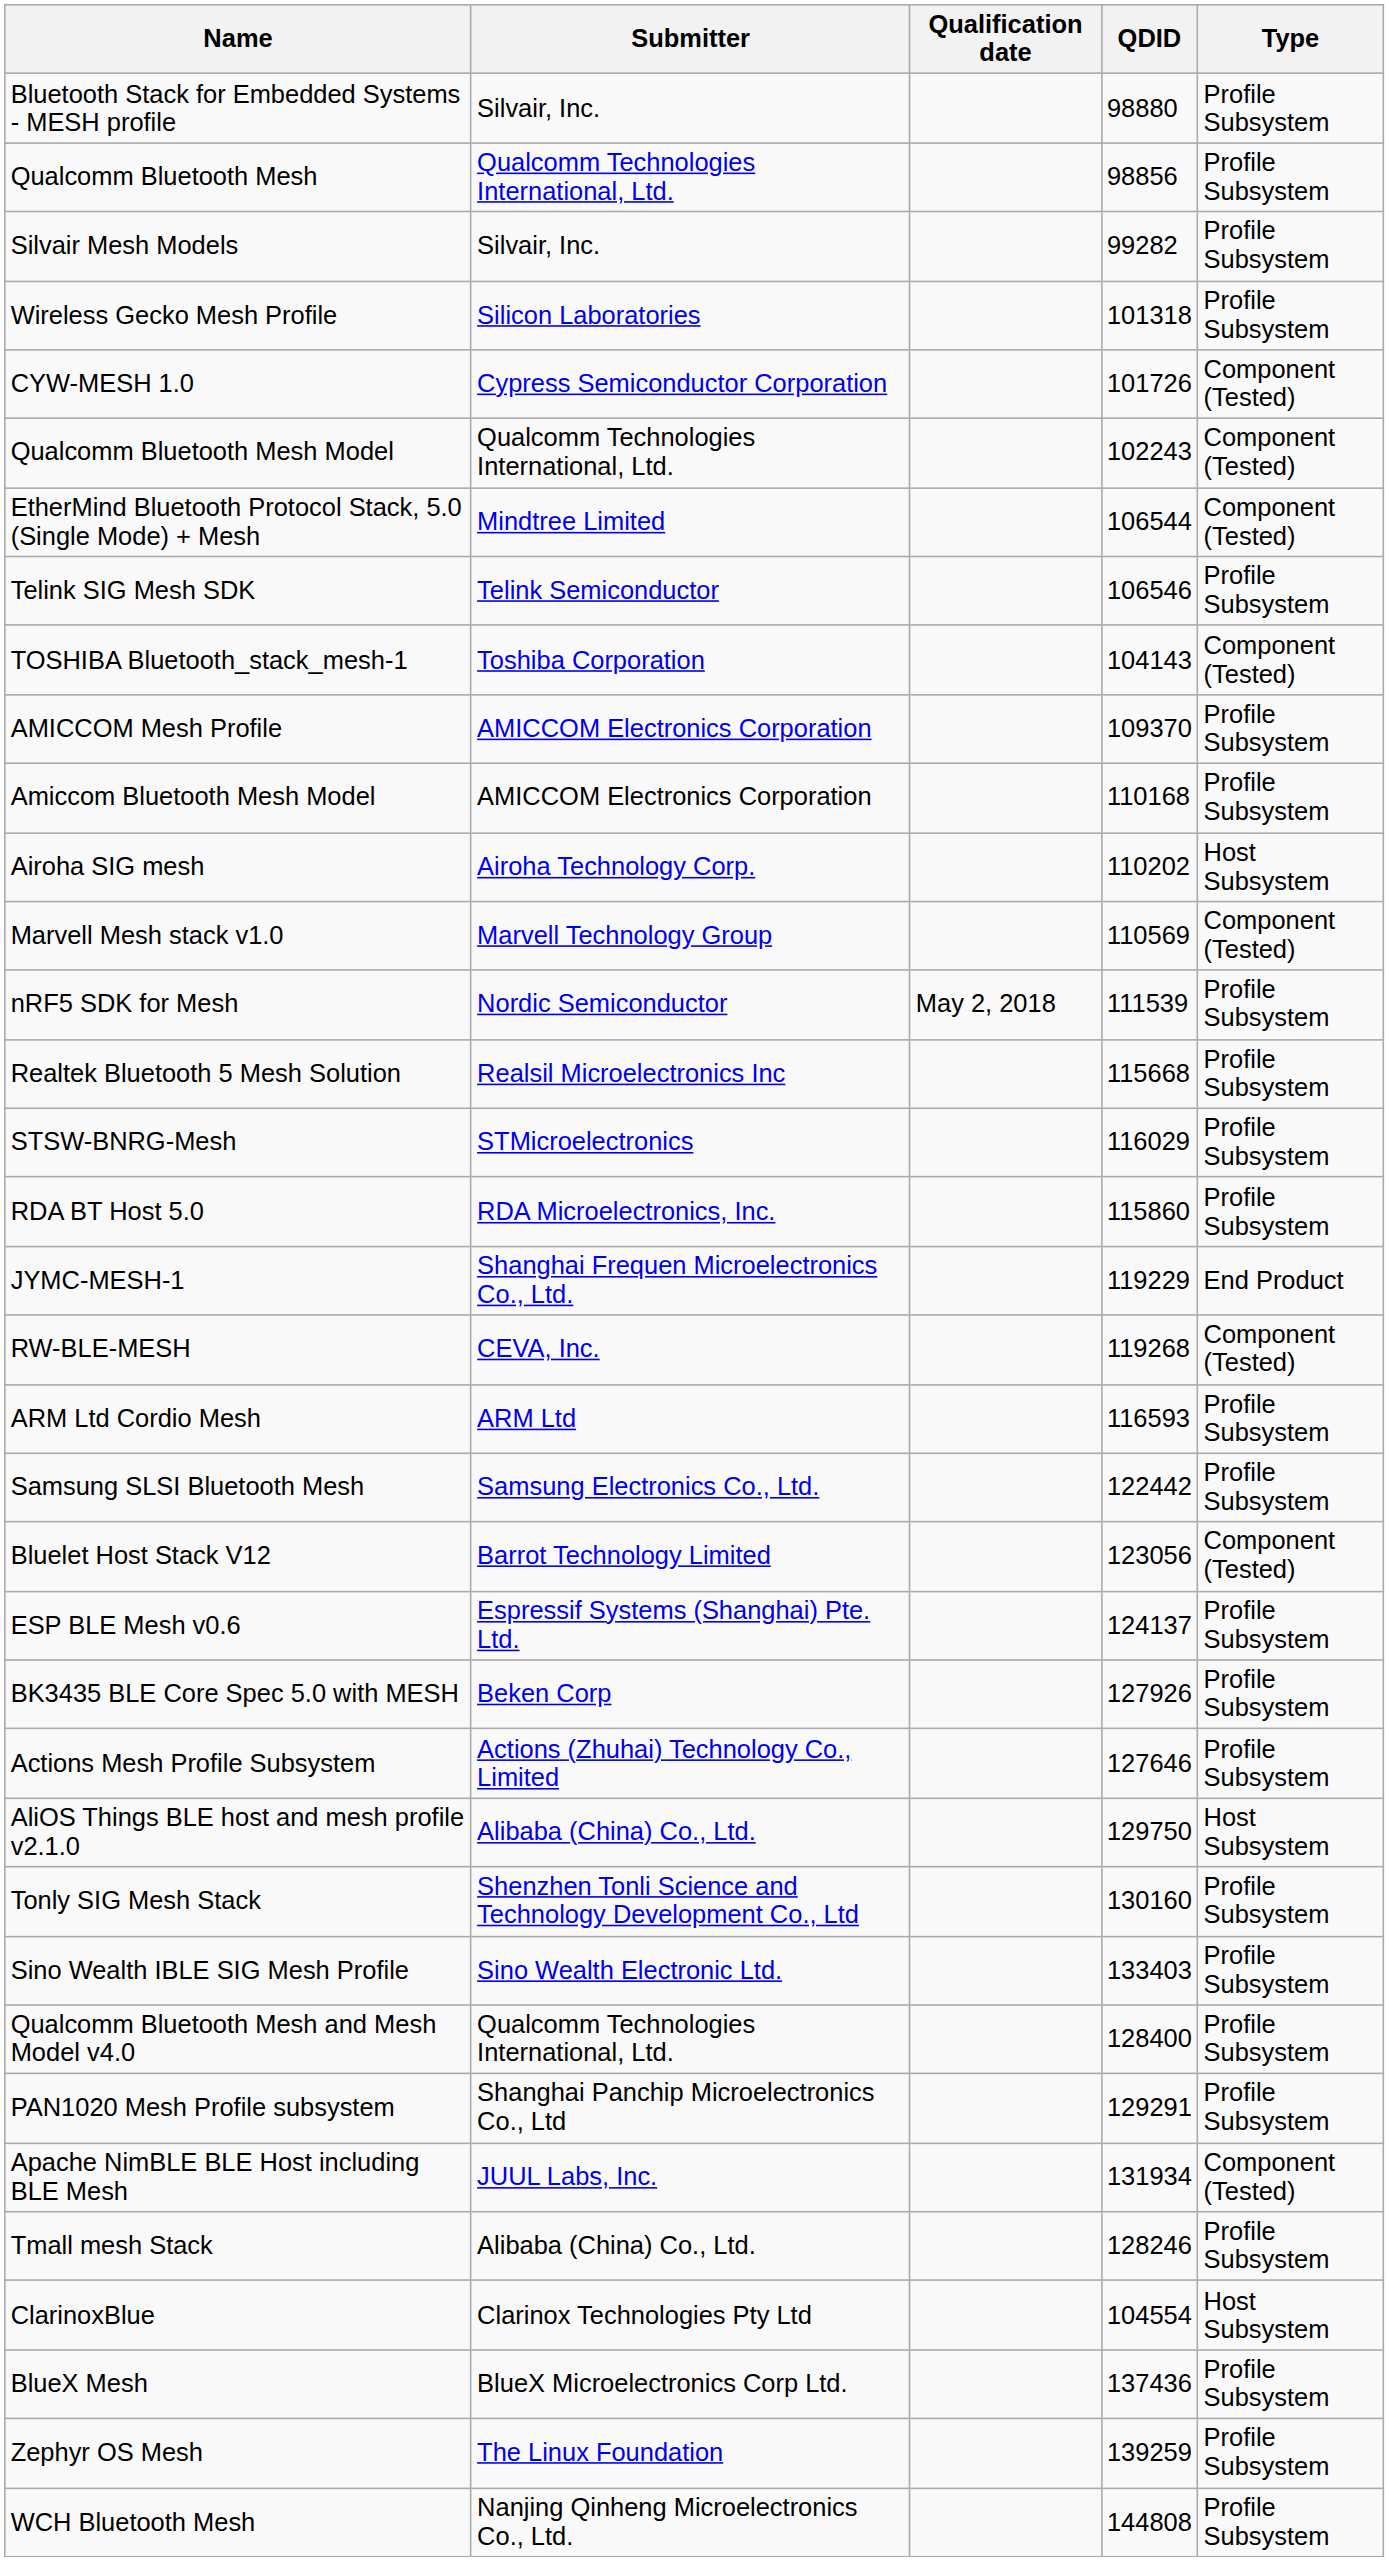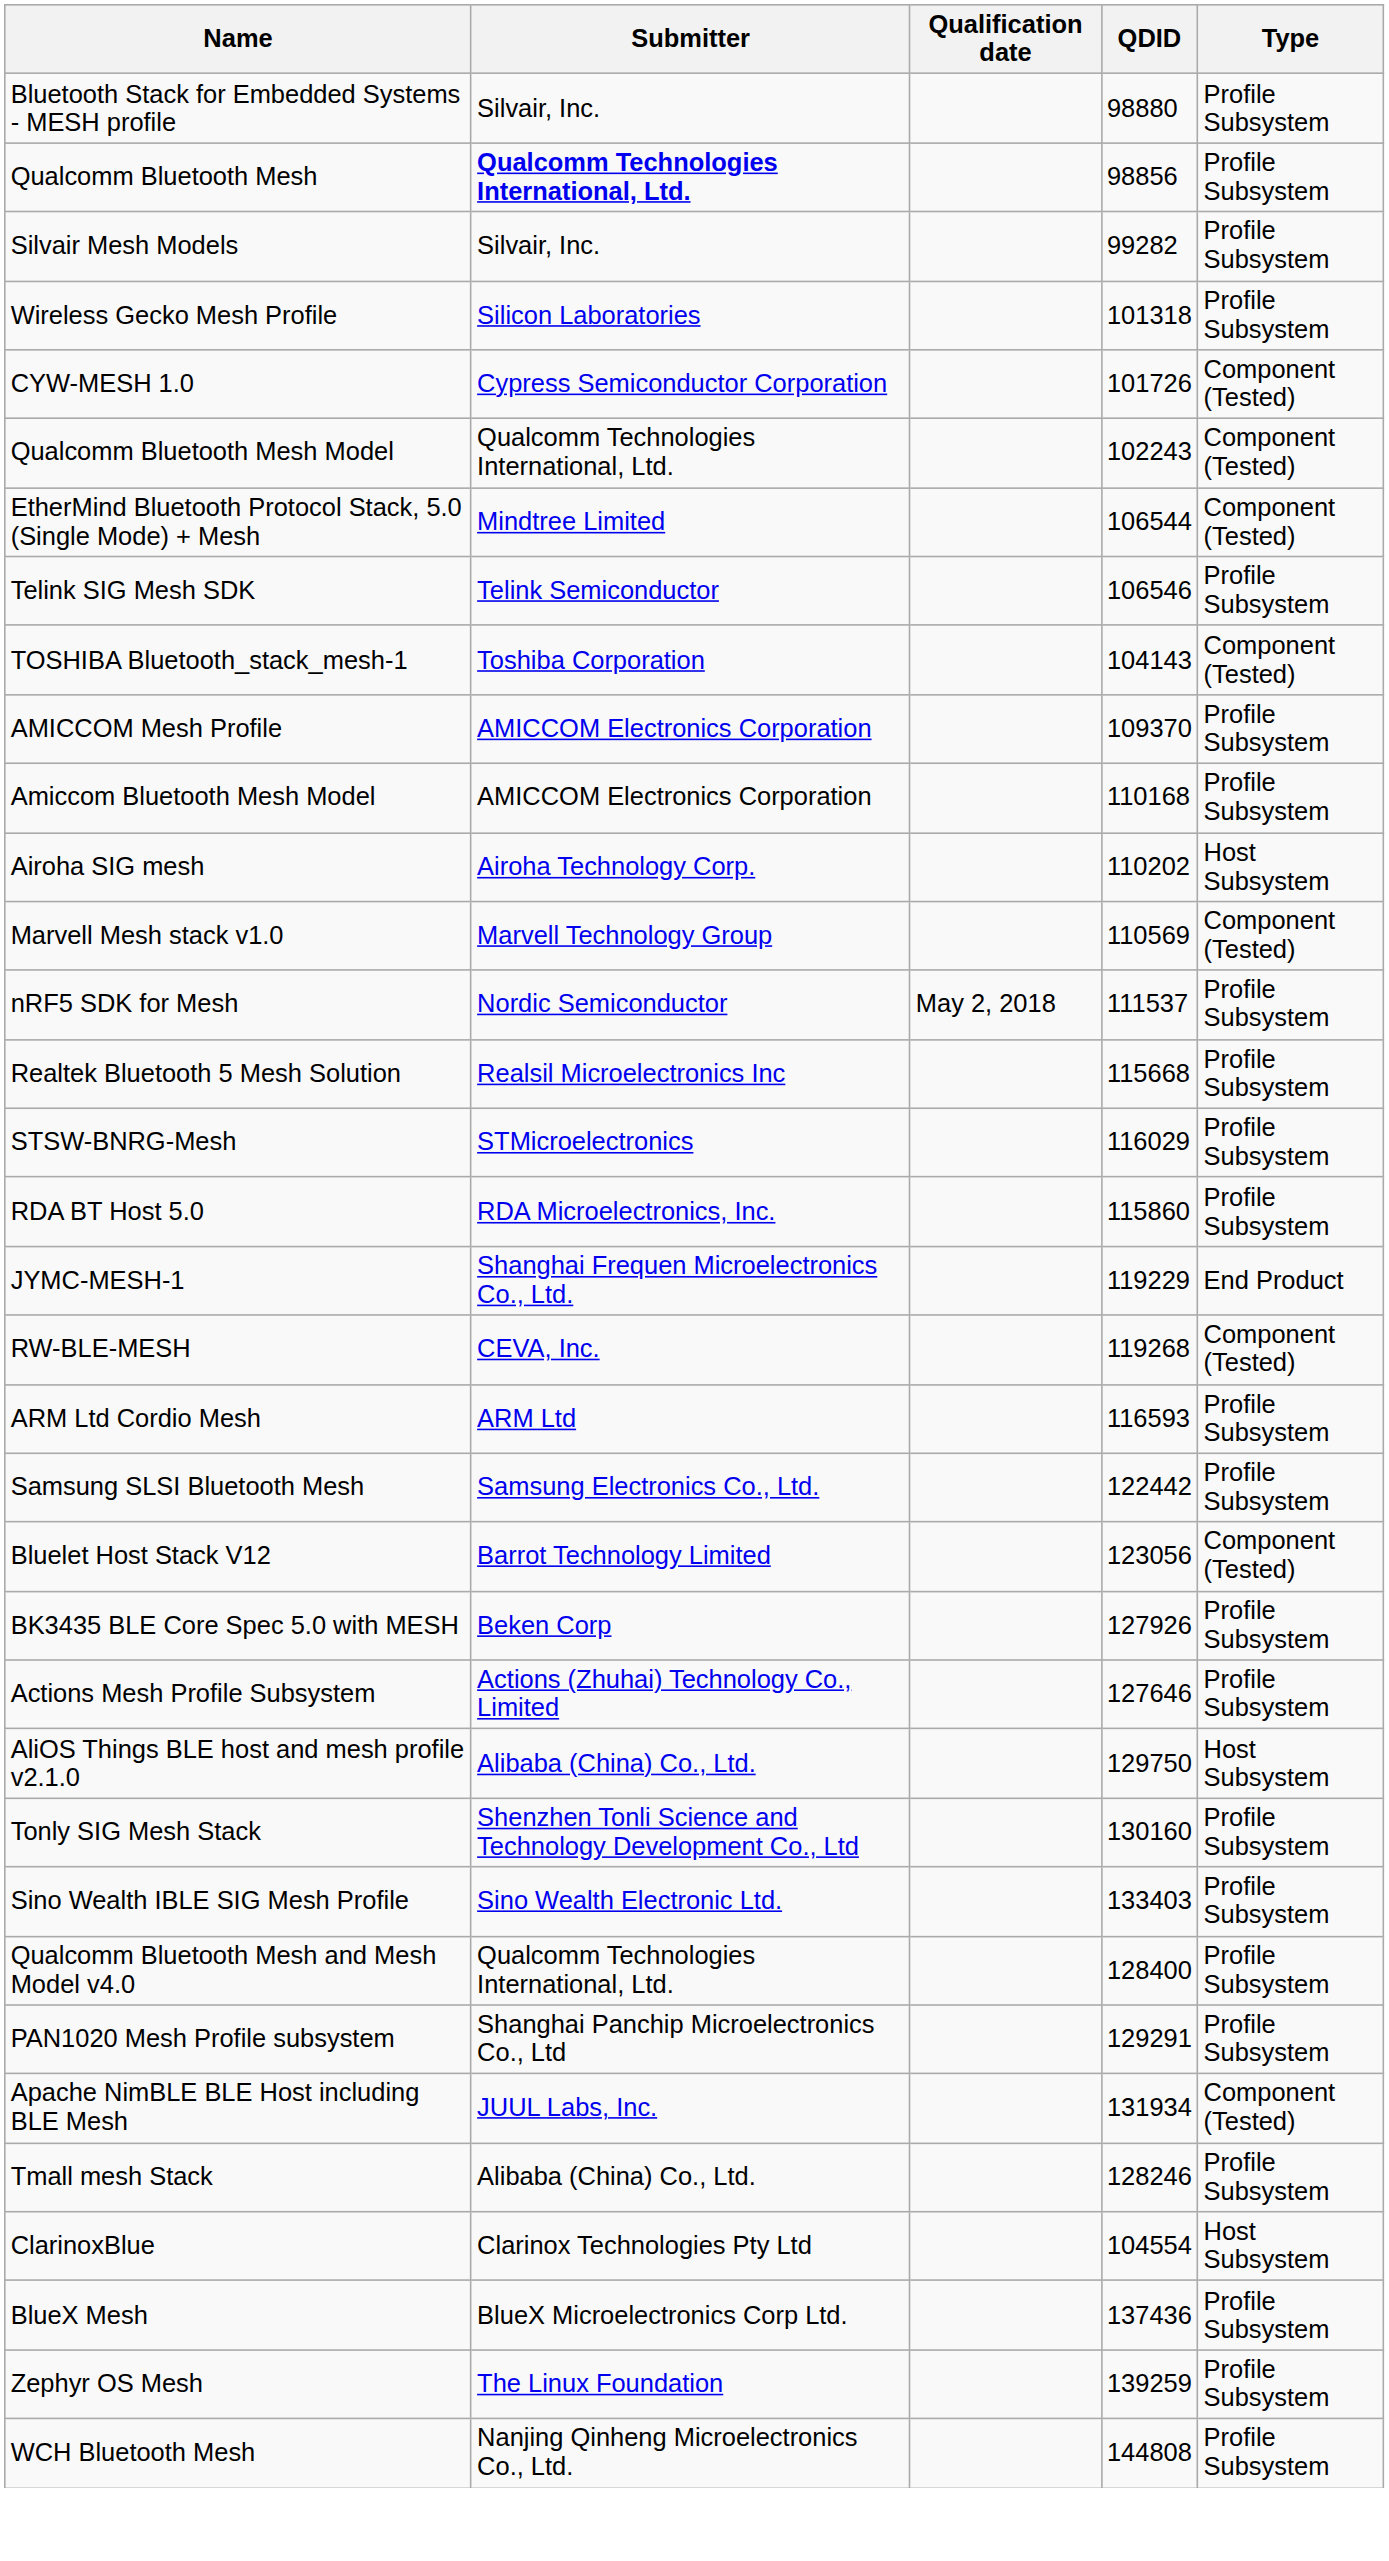(616, 176) normal -> (627, 176) bold
(1148, 1004) 111539 -> (1148, 1004) 111537
- row: (126, 1625)
